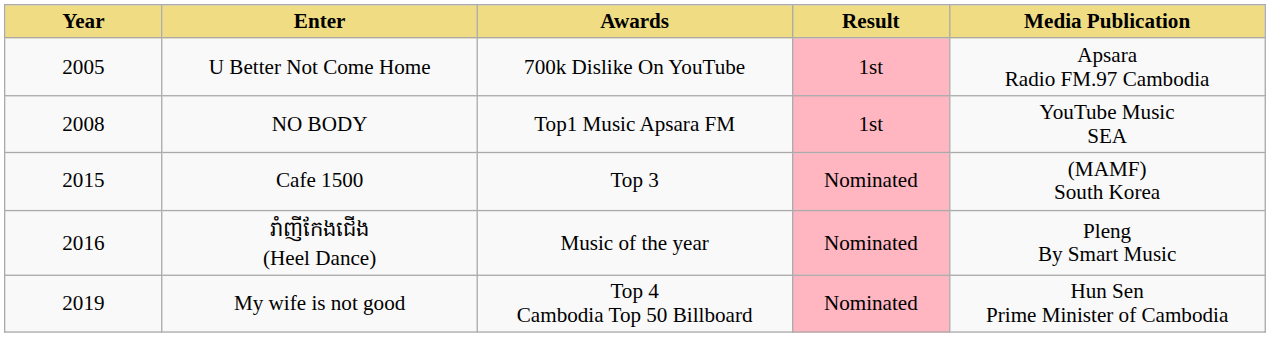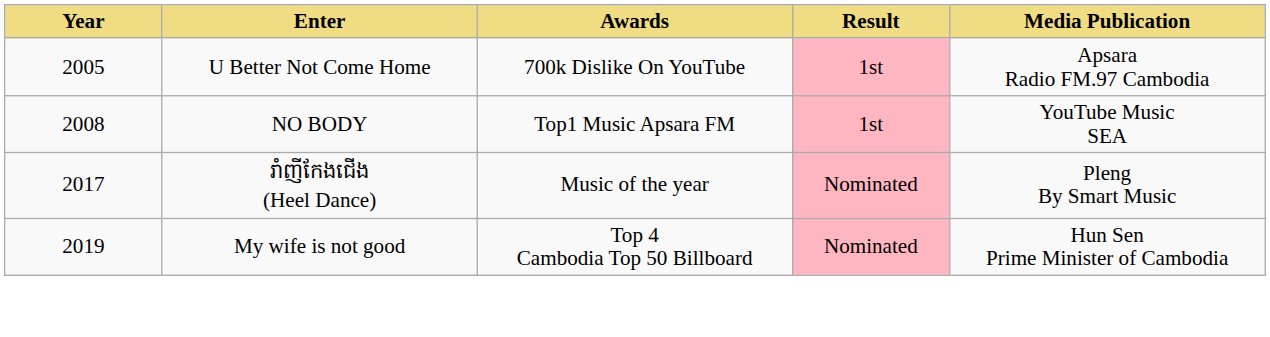- row: (320, 181)
(83, 242) 2016 -> (83, 185) 2017
